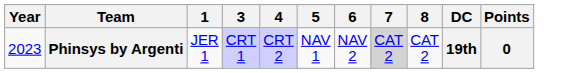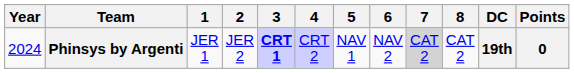+ column: (240, 16)
(25, 48) 2023 -> (25, 48) 2024
(241, 48) normal -> (276, 48) bold
